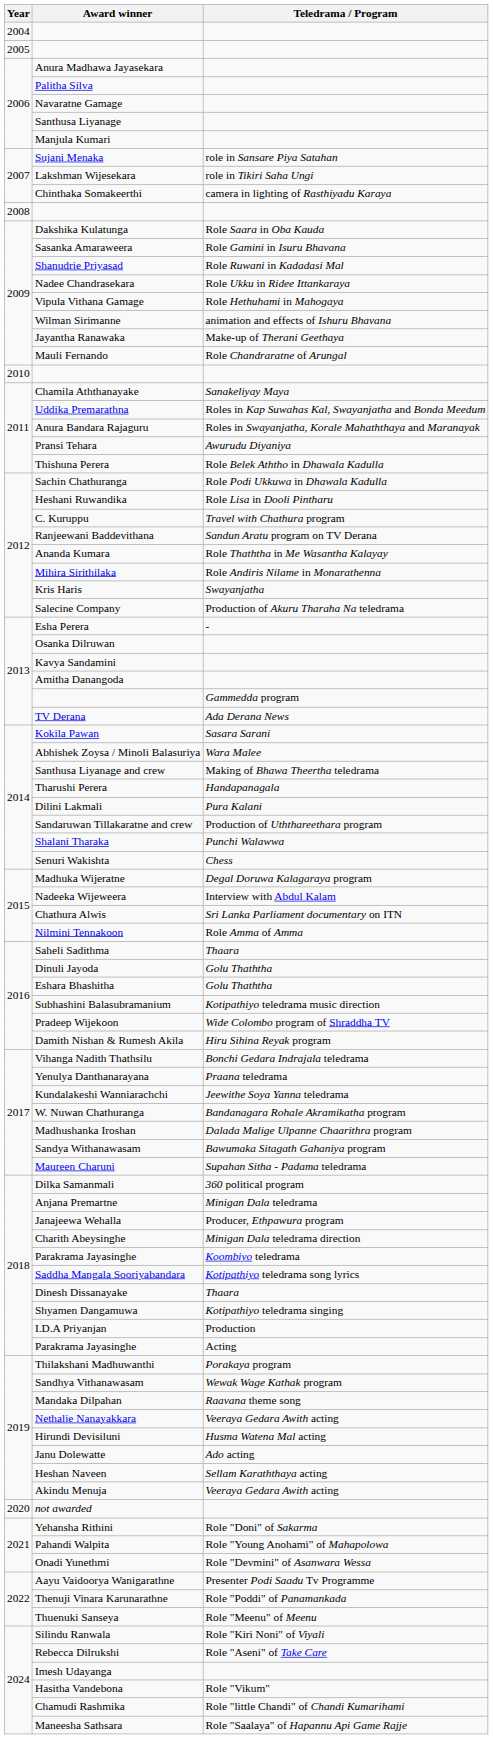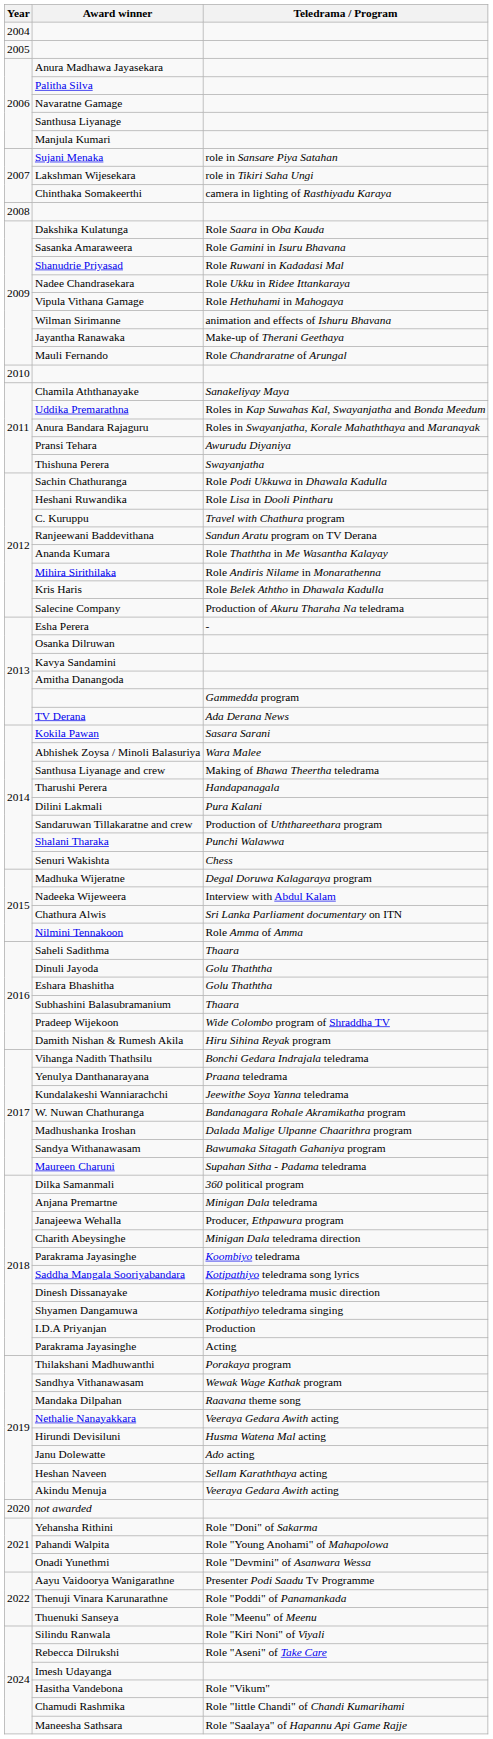(295, 463) Role Belek Aththo in Dhawala Kadulla -> (235, 463) Swayanjatha
(235, 590) Swayanjatha -> (295, 590) Role Belek Aththo in Dhawala Kadulla
(293, 1004) Kotipathiyo teledrama music direction -> (222, 1004) Thaara
(222, 1292) Thaara -> (293, 1292) Kotipathiyo teledrama music direction
